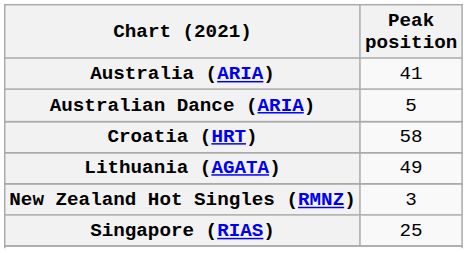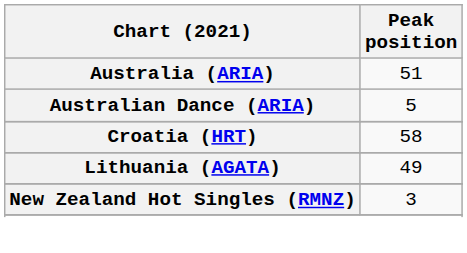(411, 74) 41 -> (411, 74) 51
- row: (183, 231)
